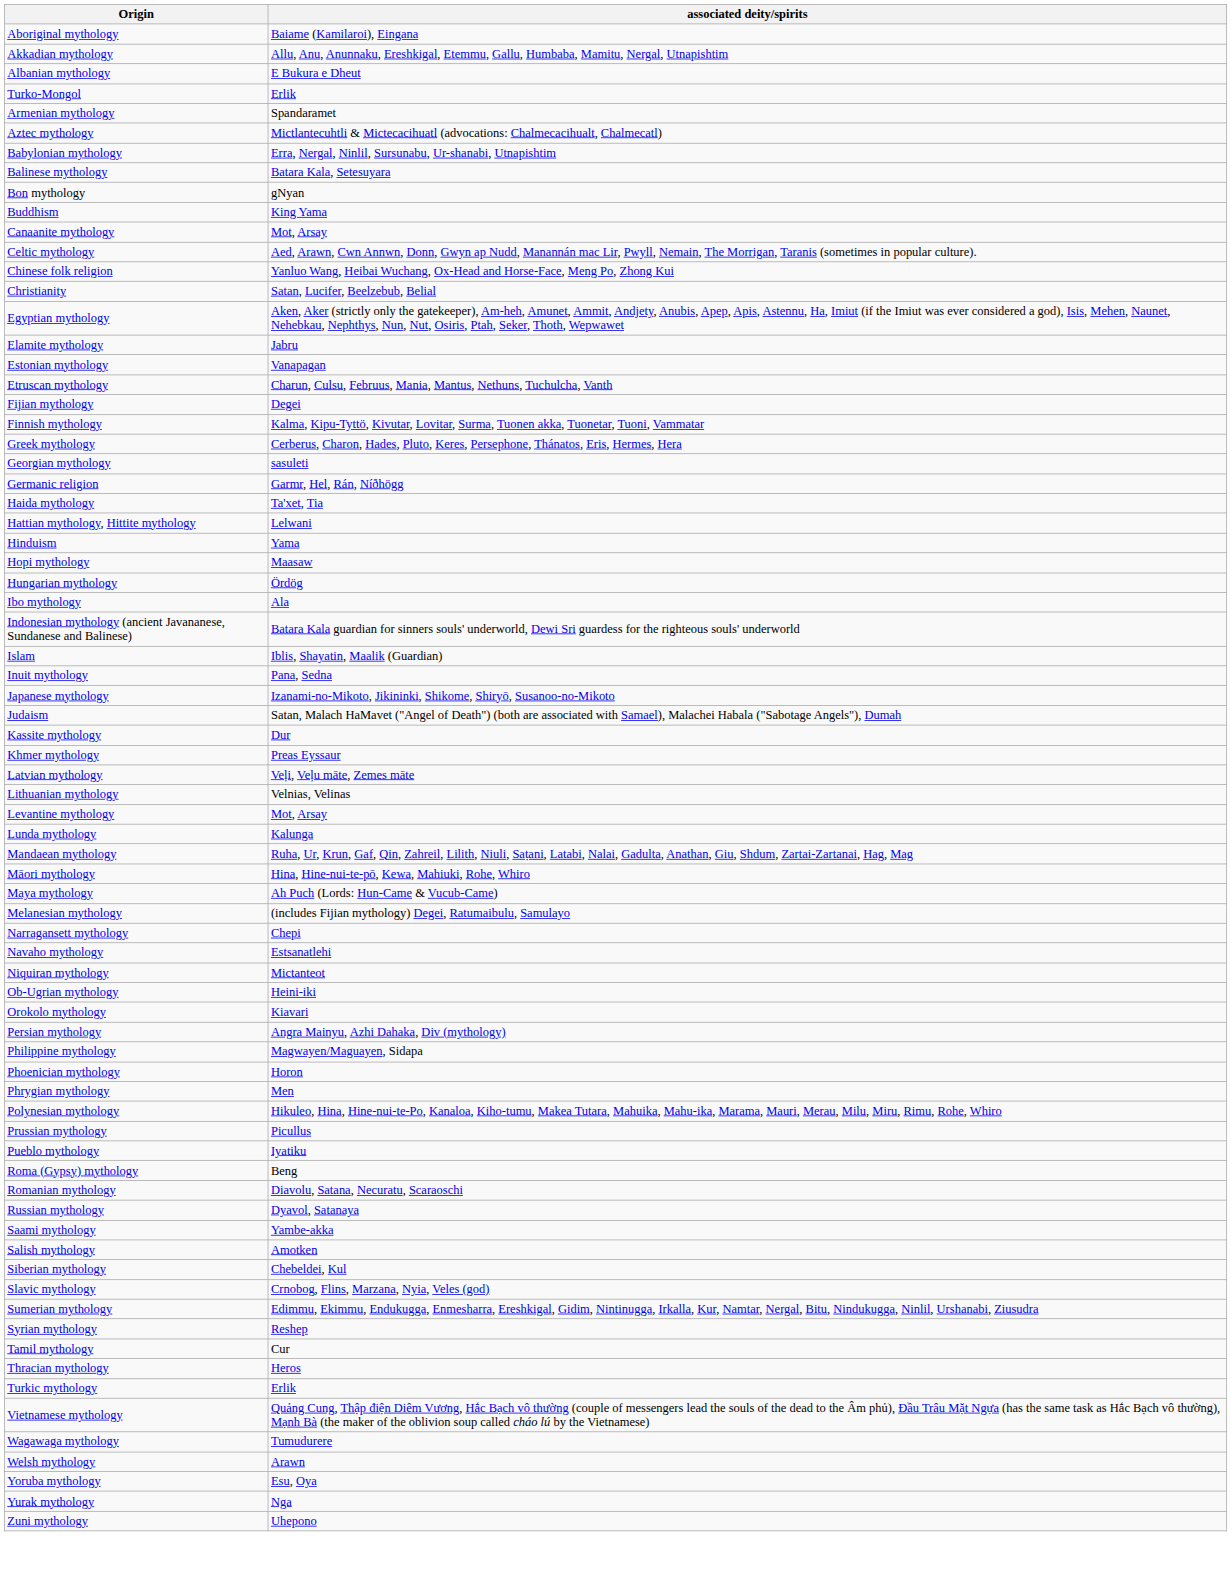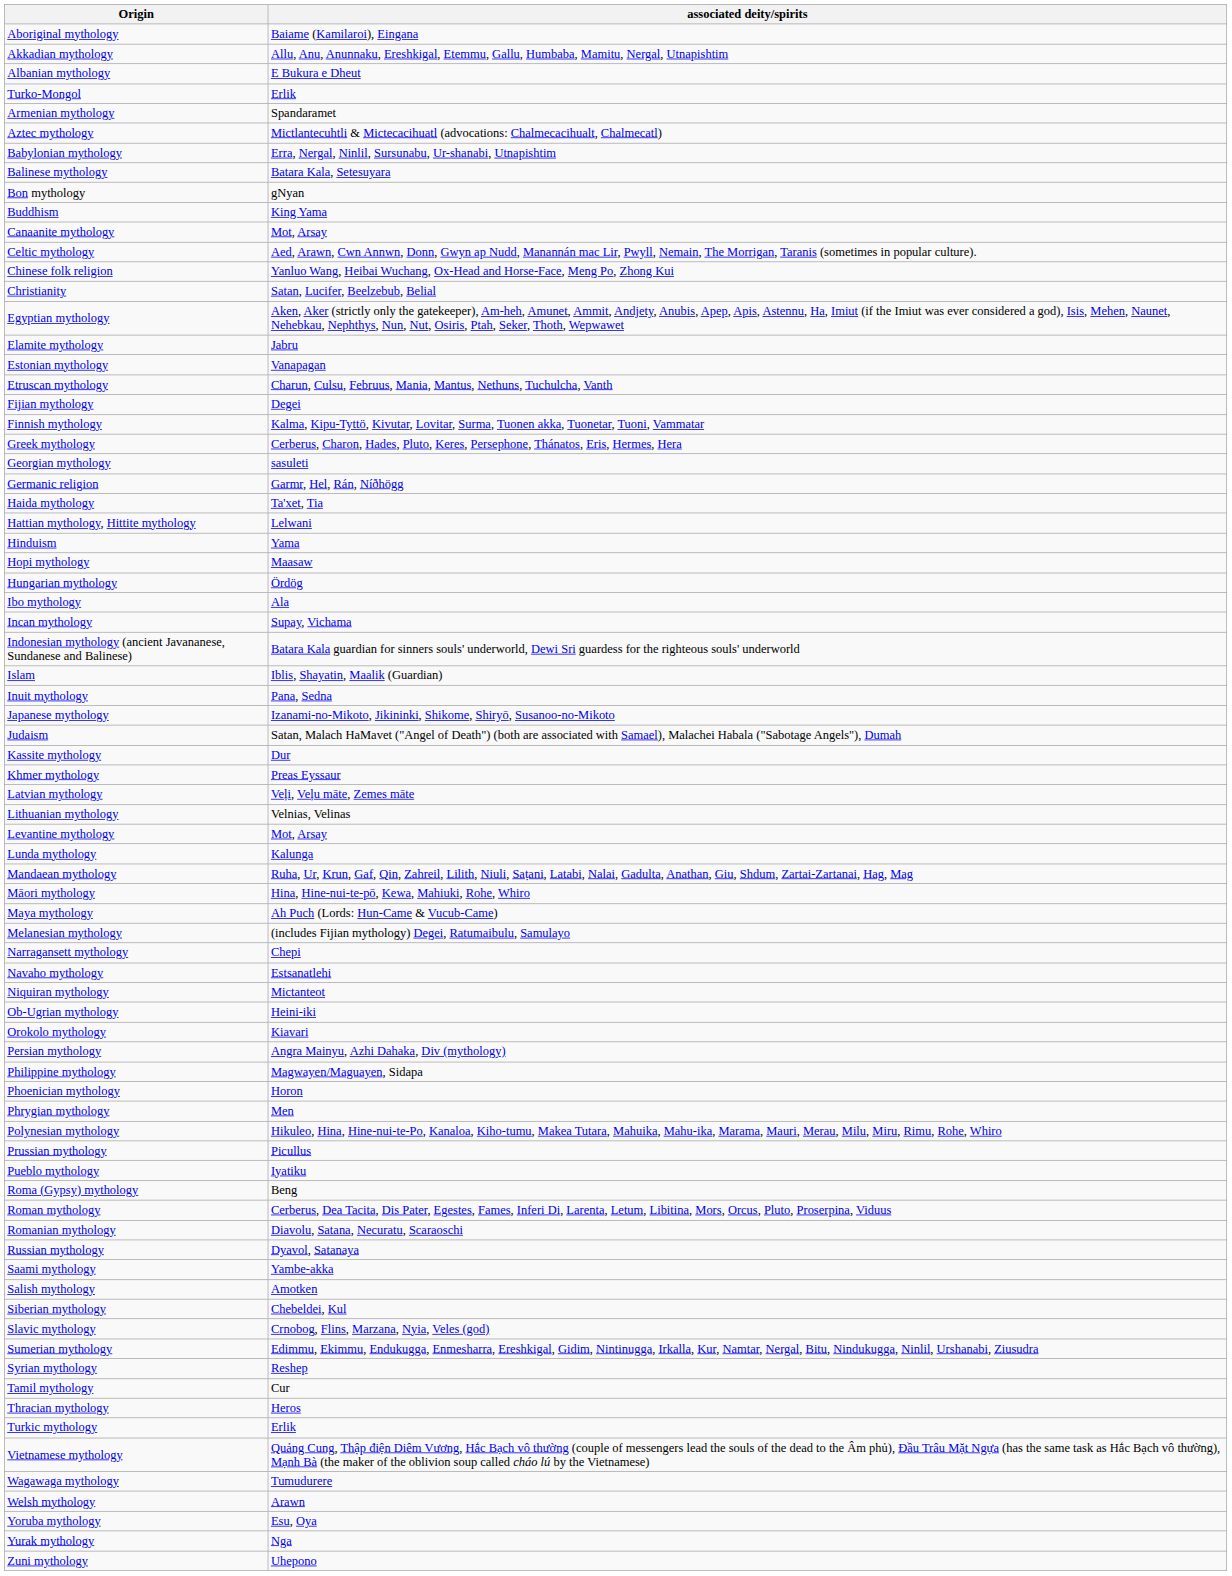+ row: (50, 622)
+ row: (54, 1210)
